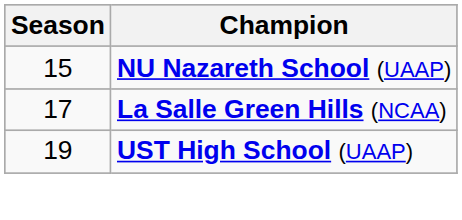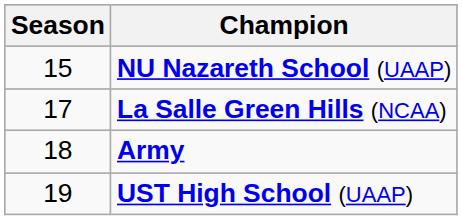+ row: (151, 151)
